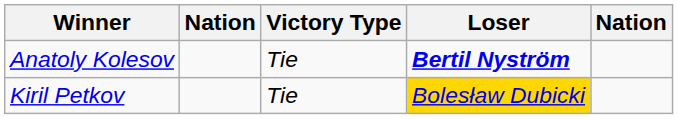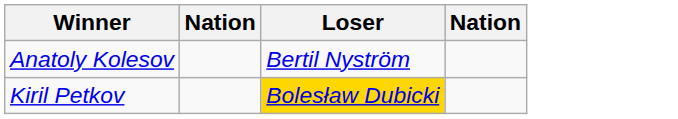- column: (334, 22)
(491, 58) bold -> (338, 58) normal
